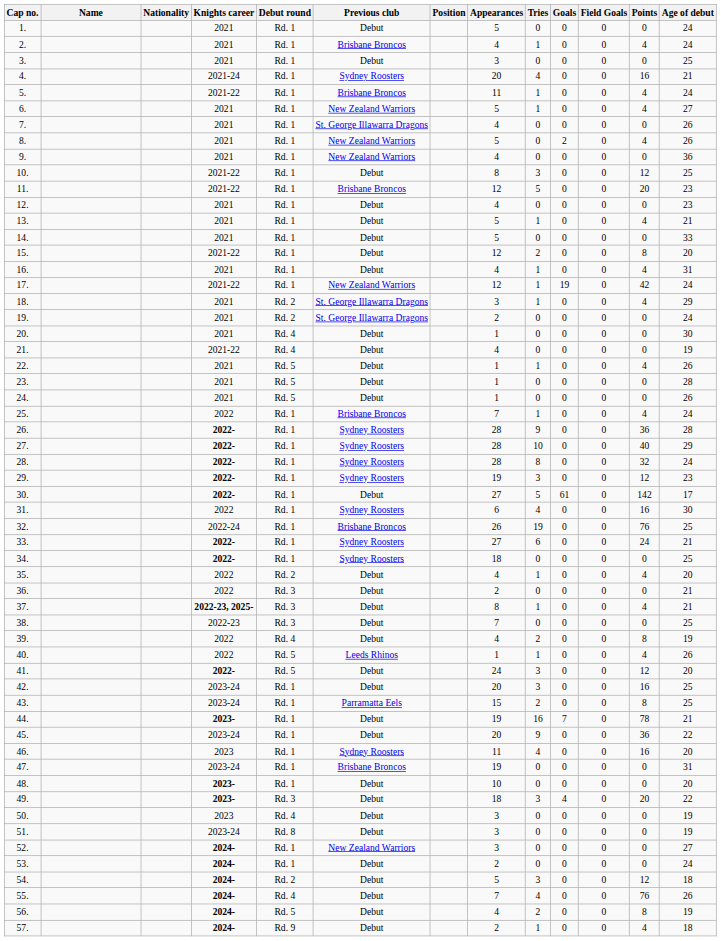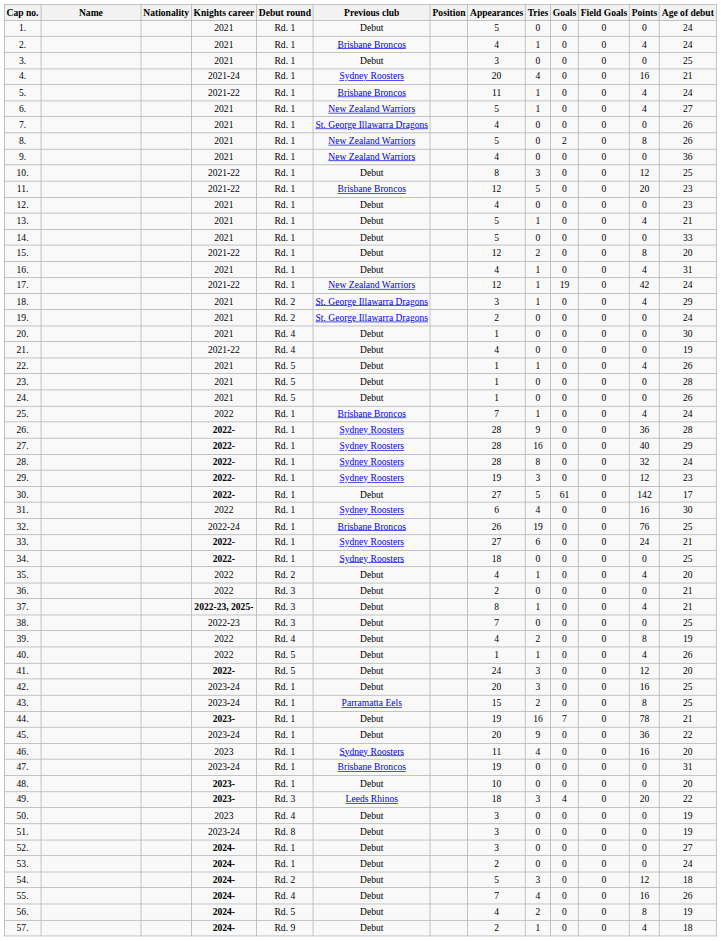(644, 141) 4 -> (644, 141) 8
(538, 446) 10 -> (538, 446) 16
(372, 655) Leeds Rhinos -> (372, 655) Debut
(372, 799) Debut -> (372, 799) Leeds Rhinos
(372, 847) New Zealand Warriors -> (372, 847) Debut
(644, 896) 76 -> (644, 896) 16
